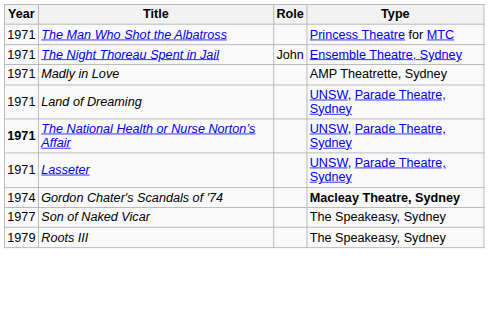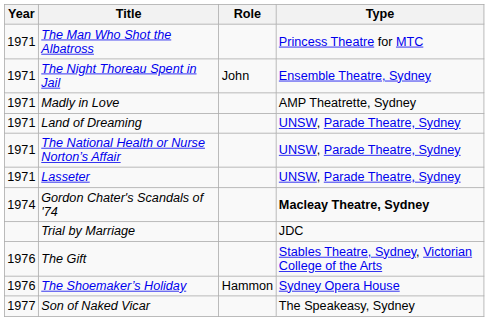(21, 136) bold -> (21, 150) normal
+ row: (88, 231)
+ row: (64, 258)
+ row: (114, 286)
- row: (65, 237)
